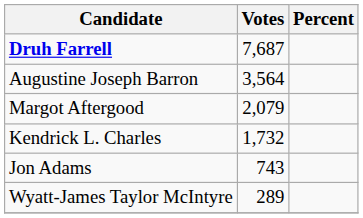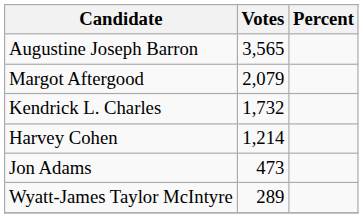- row: (60, 49)
(263, 78) 3,564 -> (263, 49) 3,565
+ row: (63, 138)
(270, 167) 743 -> (270, 167) 473
